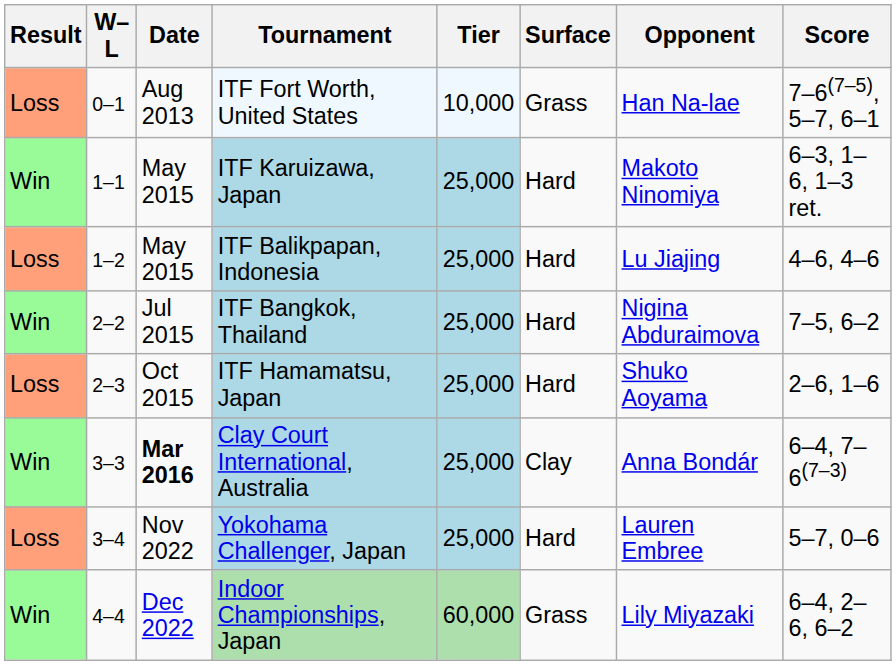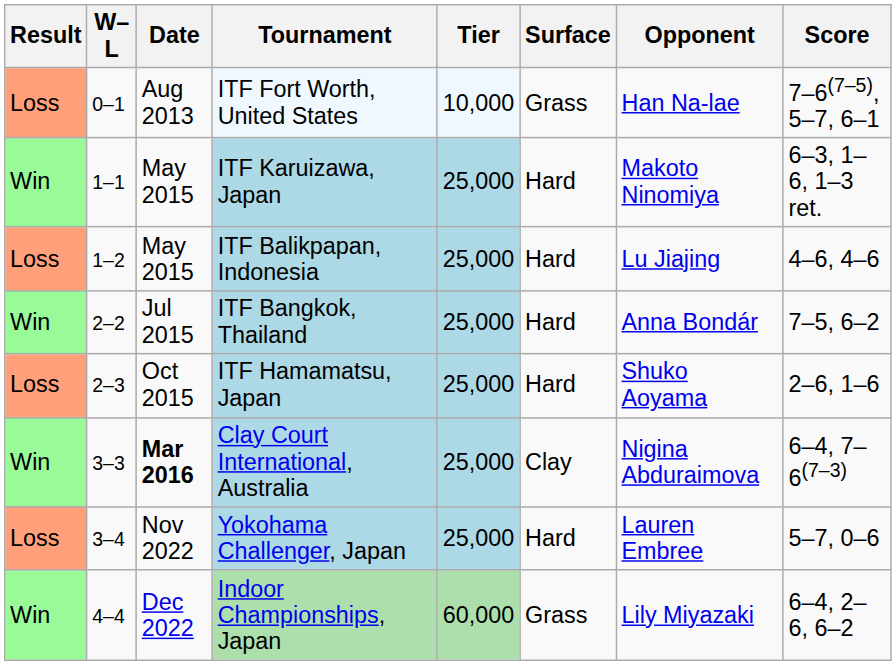(690, 322) Nigina Abduraimova -> (690, 322) Anna Bondár
(690, 461) Anna Bondár -> (690, 461) Nigina Abduraimova
